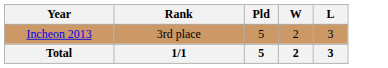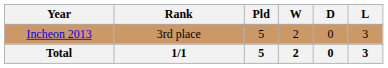+ column: (331, 14)
